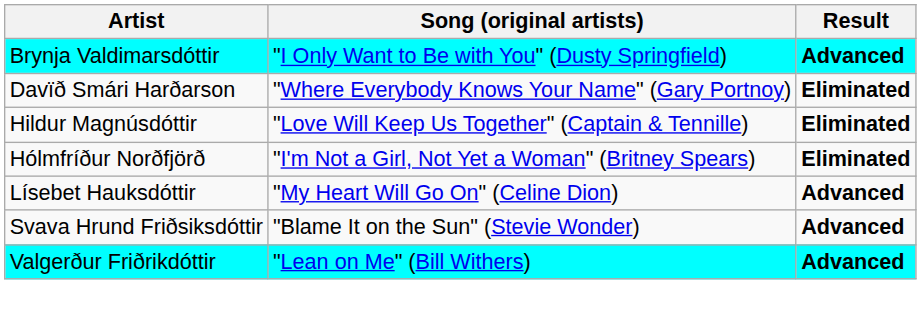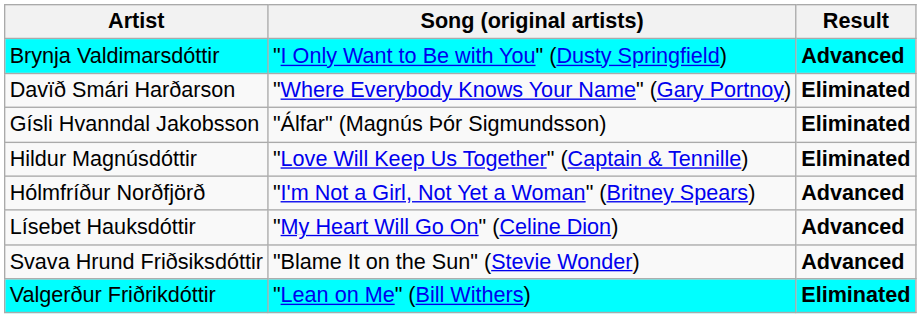+ row: (135, 124)
(856, 158) Eliminated -> (853, 192) Advanced
(853, 261) Advanced -> (856, 295) Eliminated
